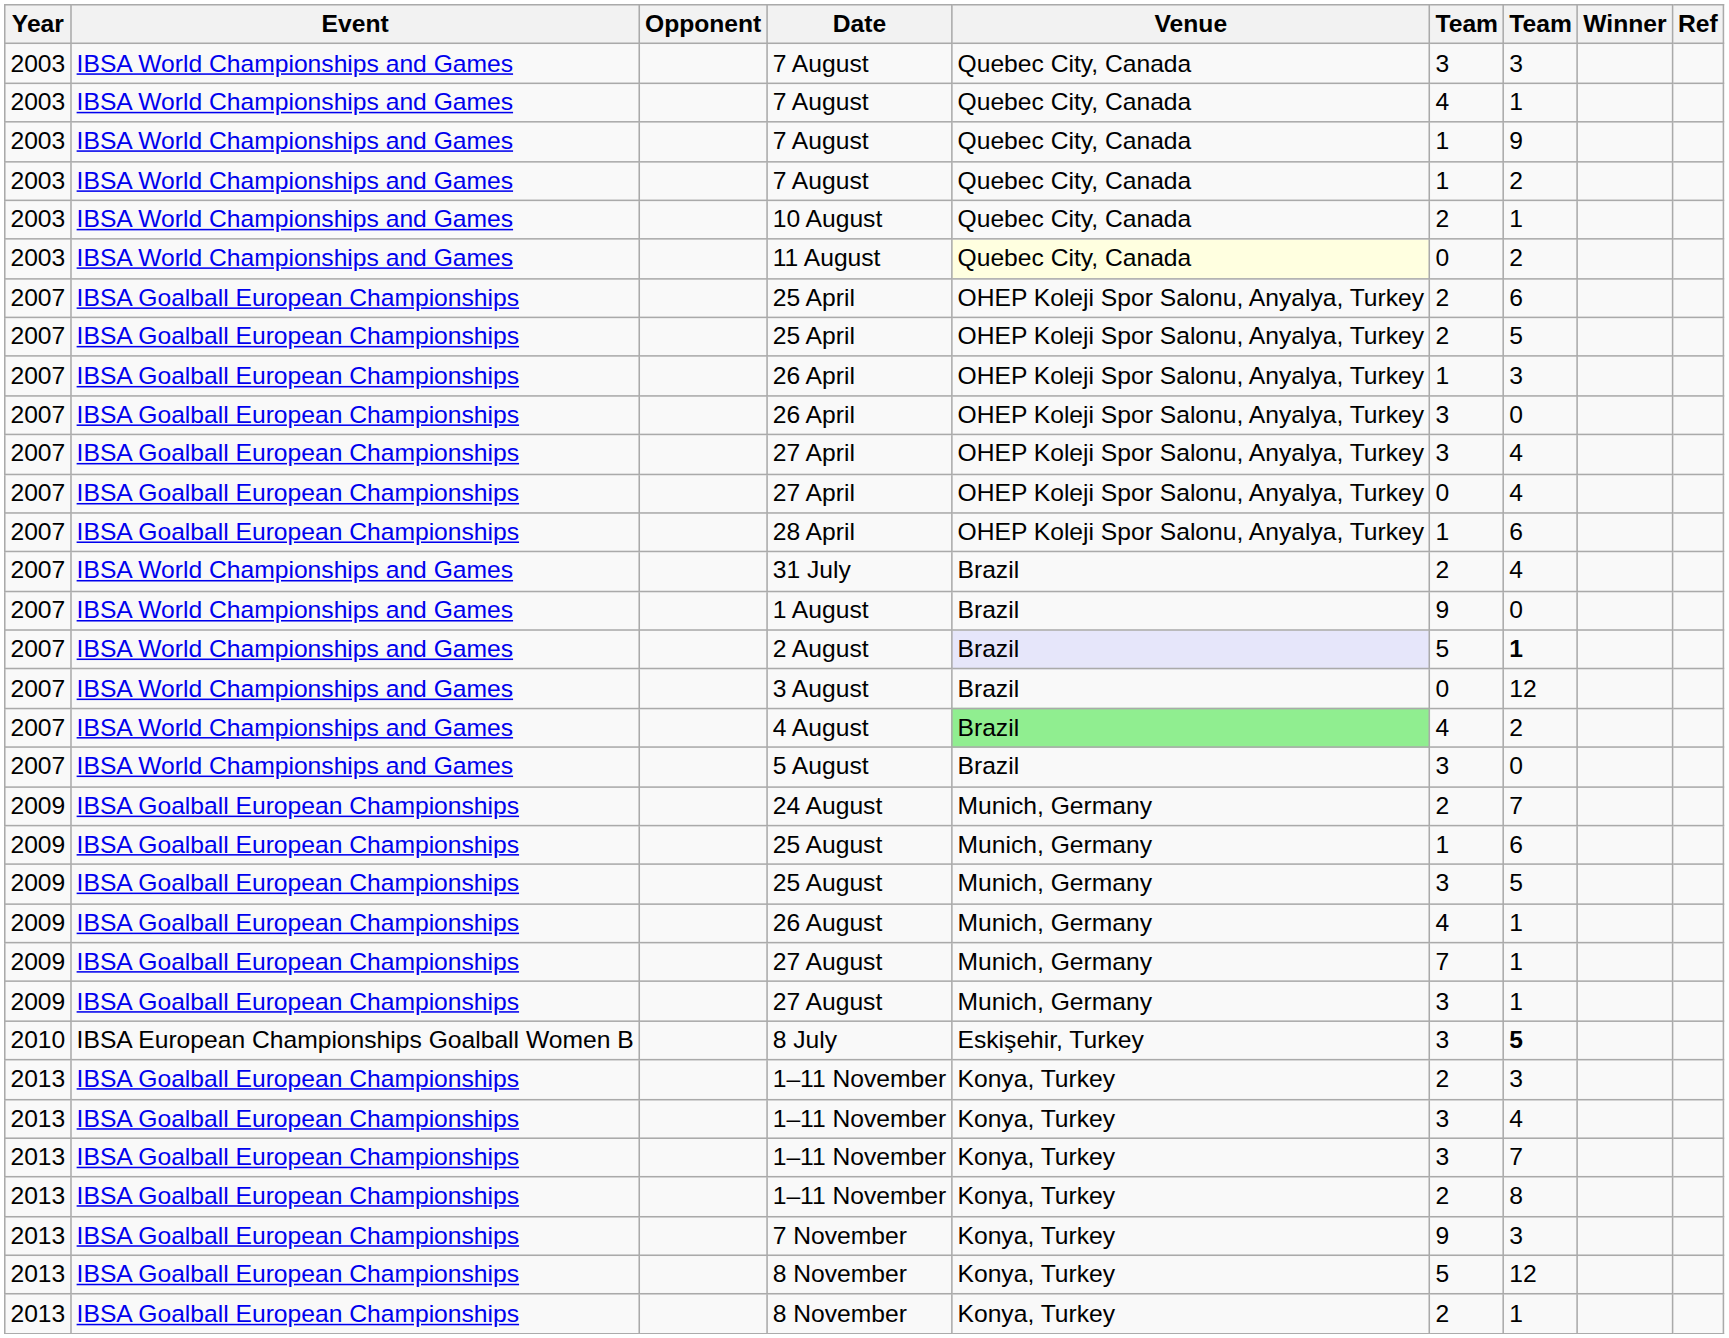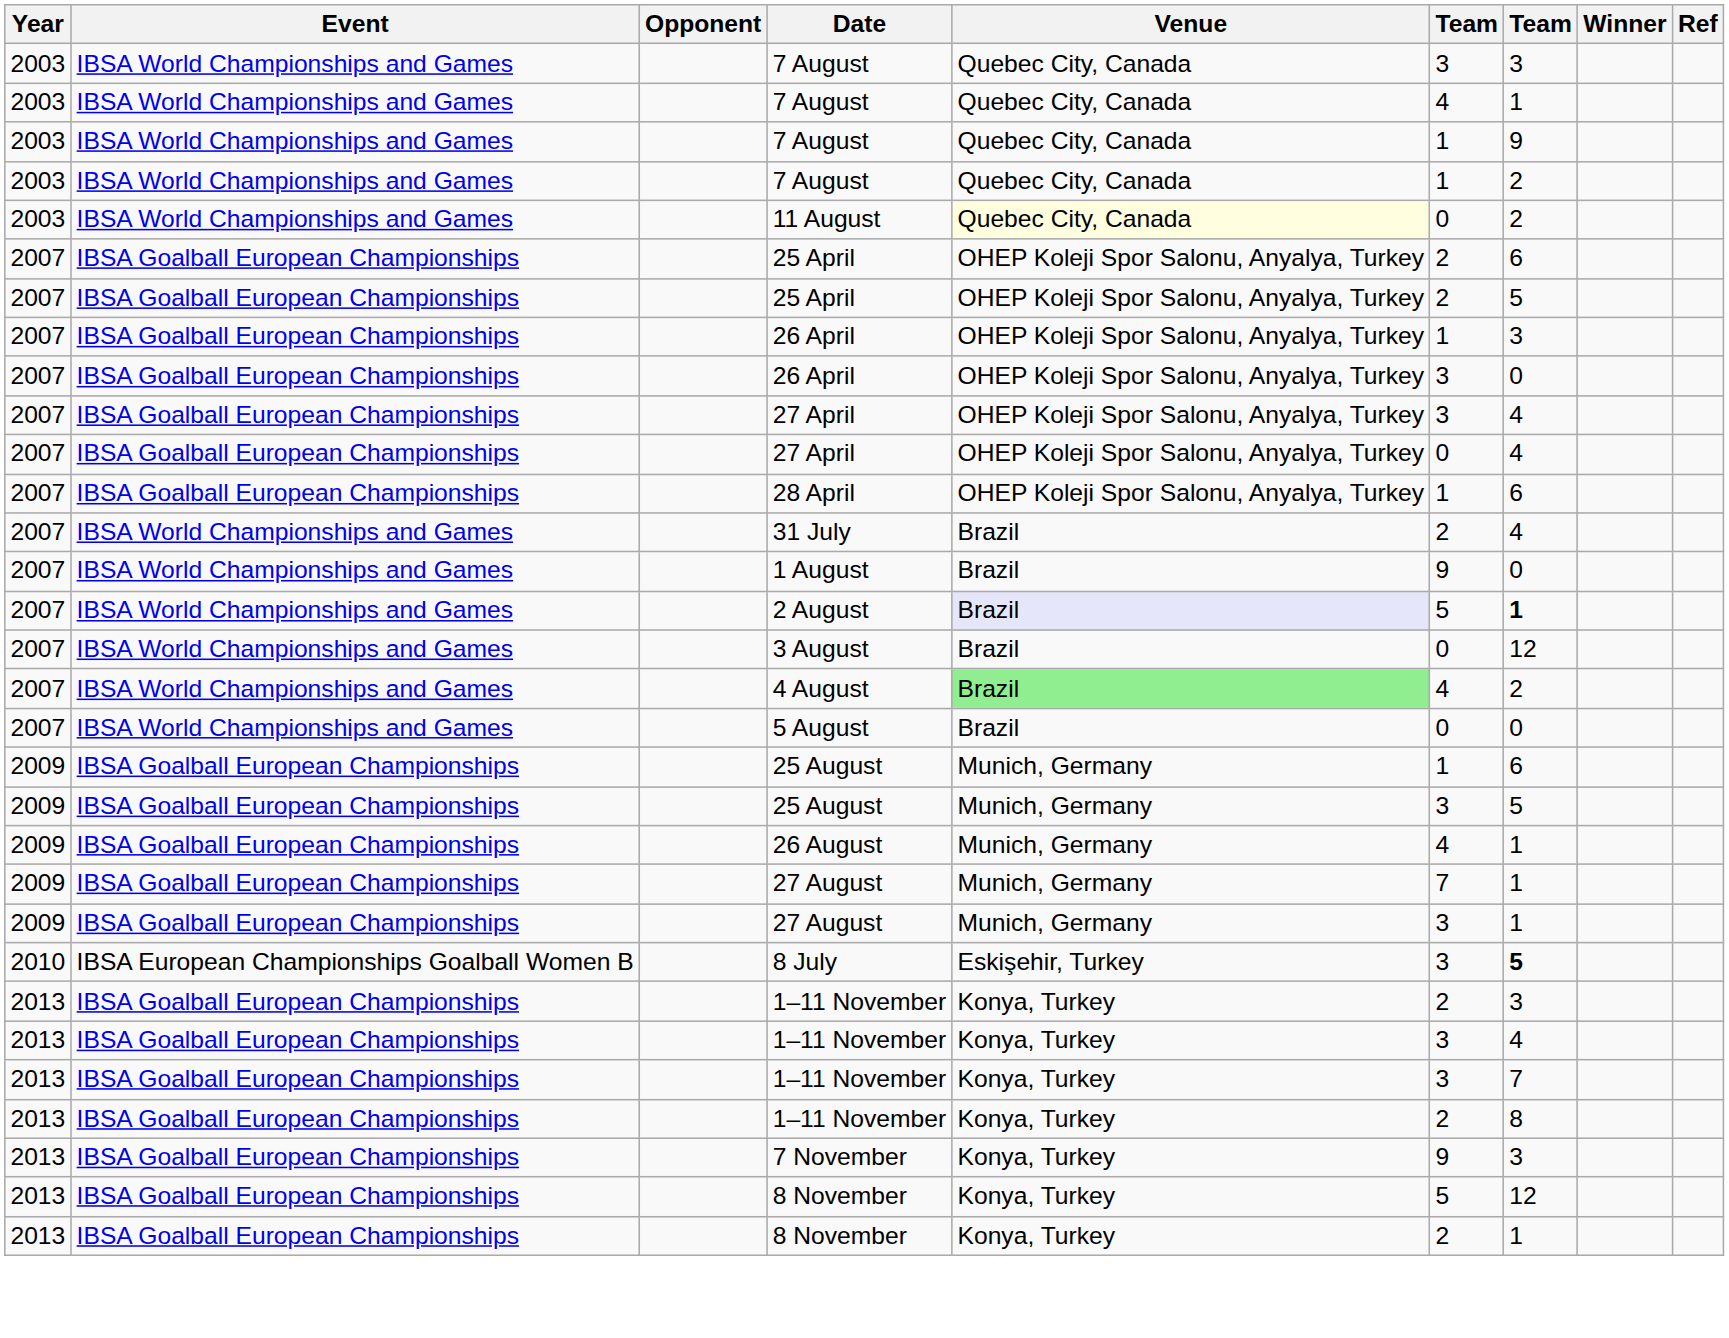- row: (38, 219)
(1442, 766) 3 -> (1442, 727) 0
- row: (38, 805)
